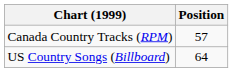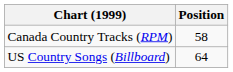(201, 36) 57 -> (201, 36) 58
